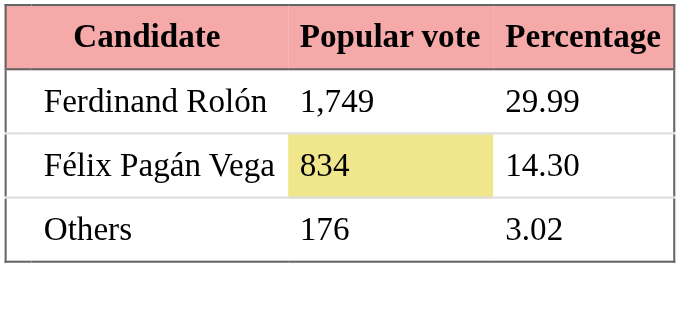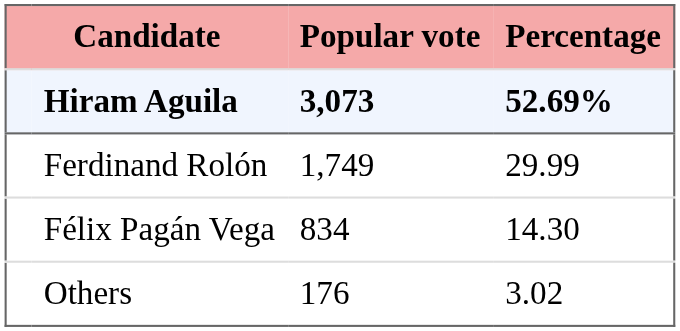+ row: (141, 100)
(325, 164) khaki background -> (325, 229) no background
